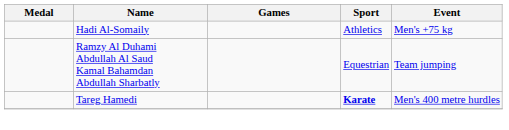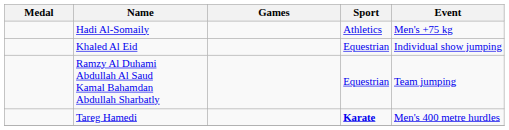+ row: (107, 47)
